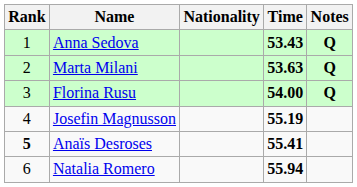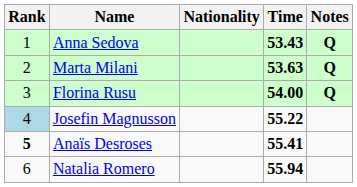(27, 118) no background -> (27, 118) lightblue background
(285, 118) 55.19 -> (285, 118) 55.22
